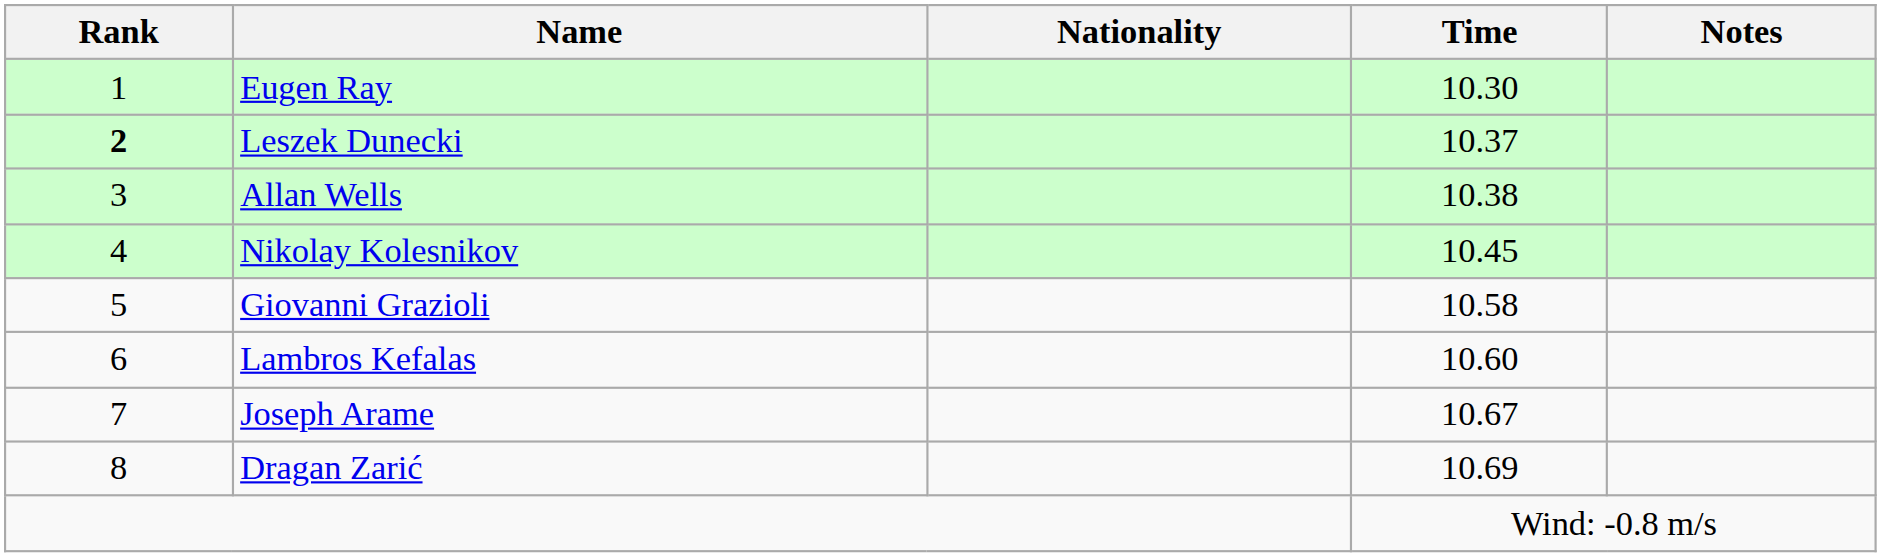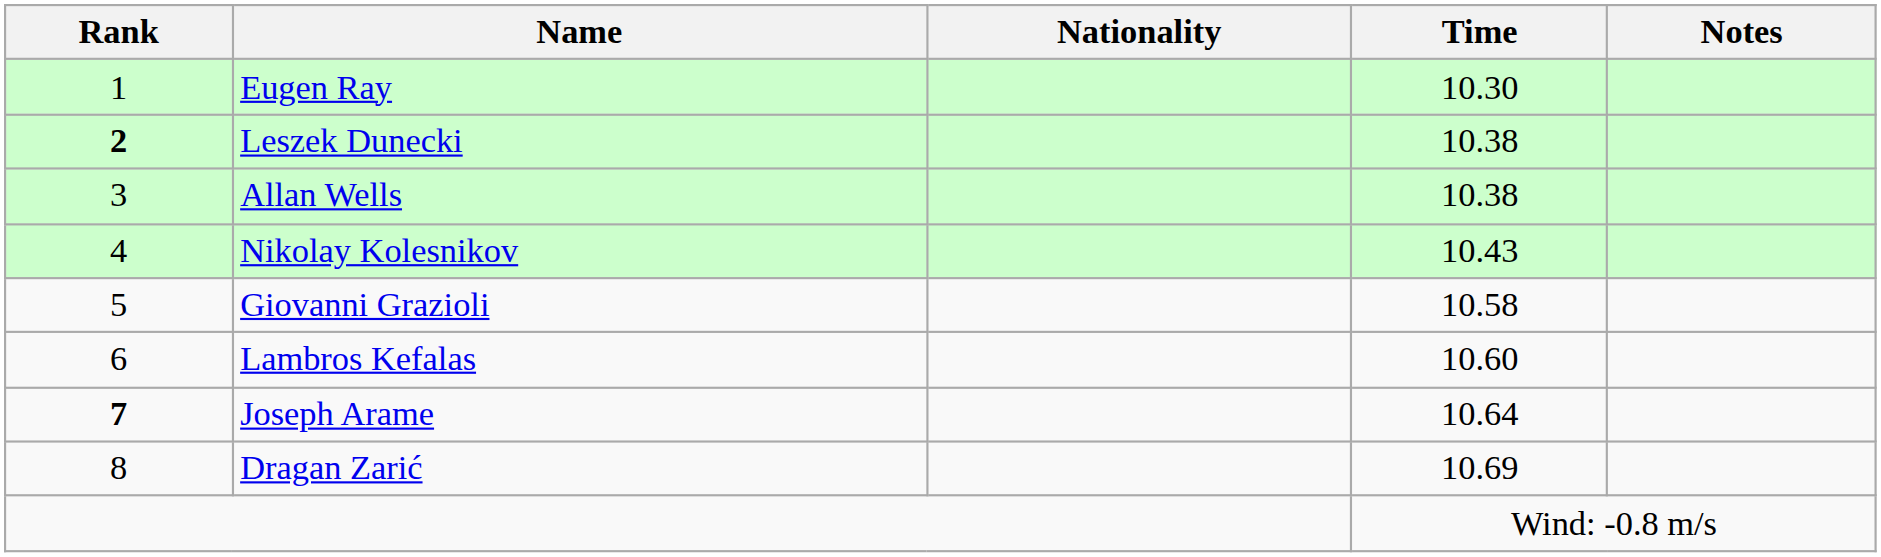(1480, 140) 10.37 -> (1480, 140) 10.38
(1480, 250) 10.45 -> (1480, 250) 10.43
(119, 413) normal -> (119, 413) bold
(1480, 413) 10.67 -> (1480, 413) 10.64
